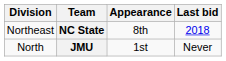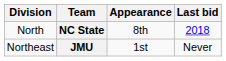(30, 30) Northeast -> (30, 30) North
(30, 47) North -> (30, 47) Northeast
